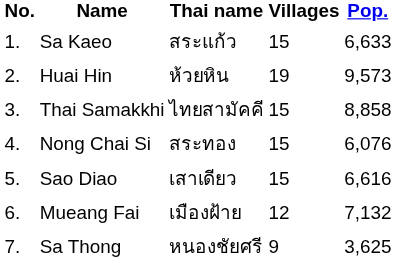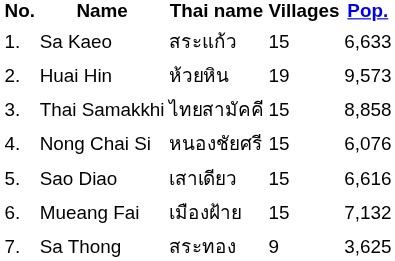(203, 144) สระทอง -> (216, 144) หนองชัยศรี
(279, 212) 12 -> (279, 212) 15
(216, 247) หนองชัยศรี -> (203, 247) สระทอง
